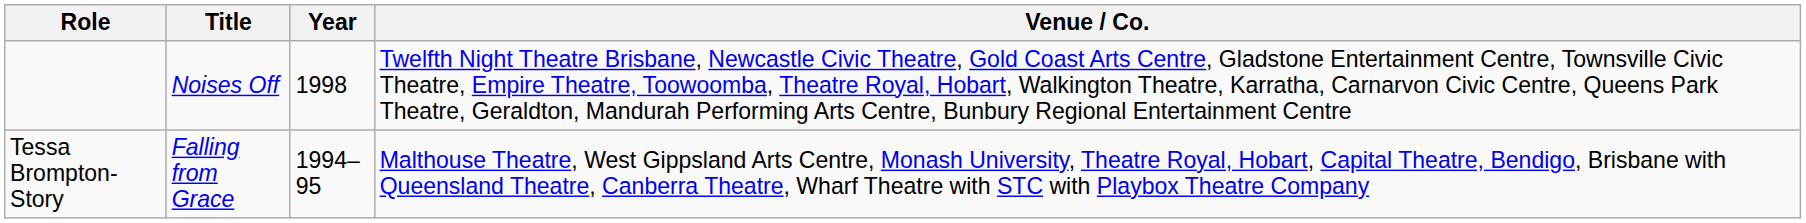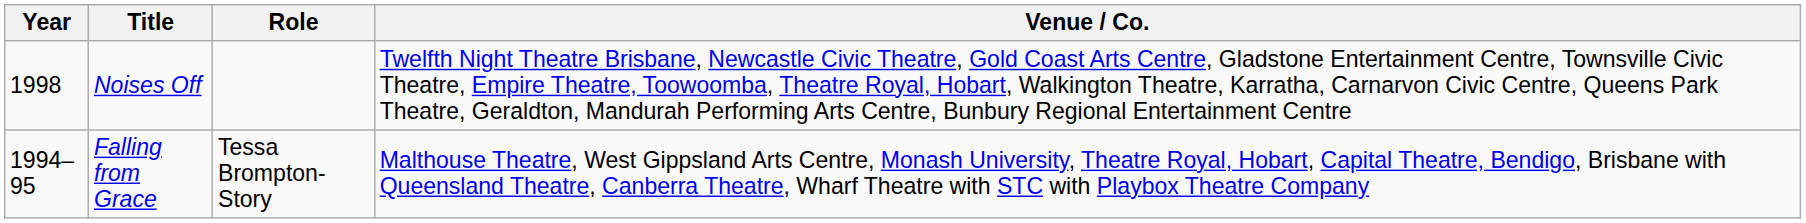columns swapped: (332, 22) <-> (86, 22)
